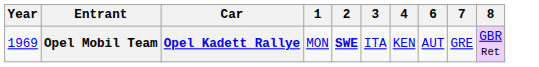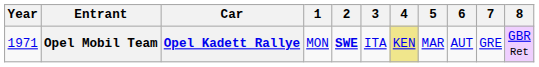+ column: (433, 15)
(23, 44) 1969 -> (23, 44) 1971
(404, 44) no background -> (404, 44) khaki background
